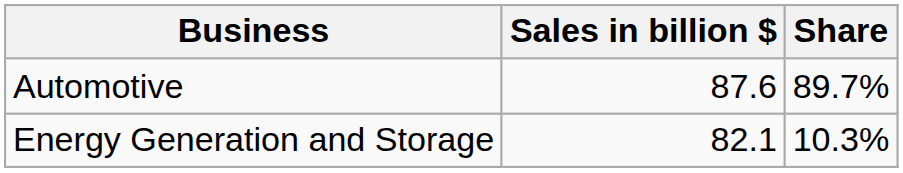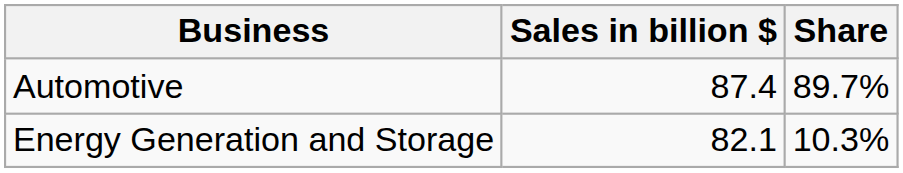(744, 85) 87.6 -> (744, 85) 87.4
